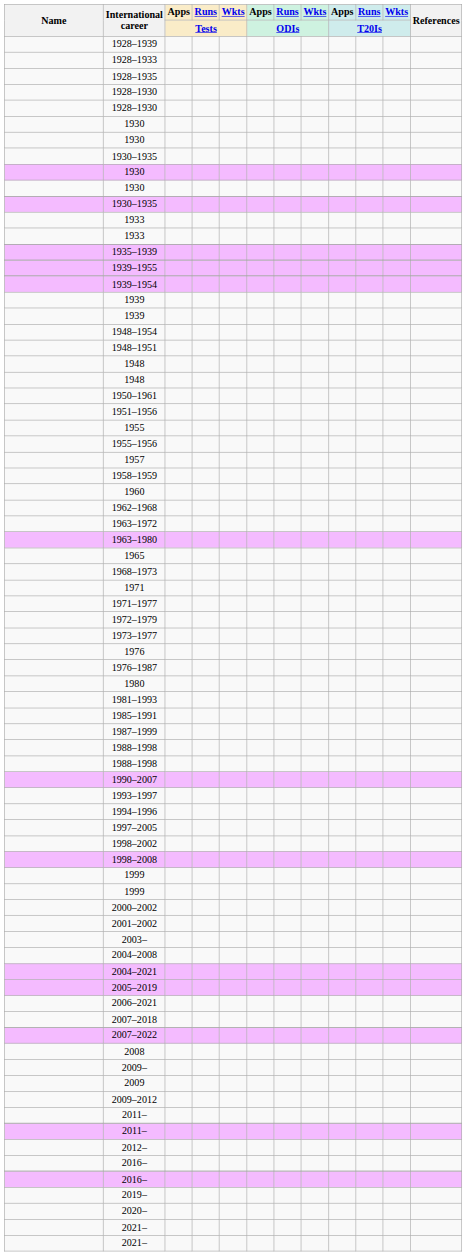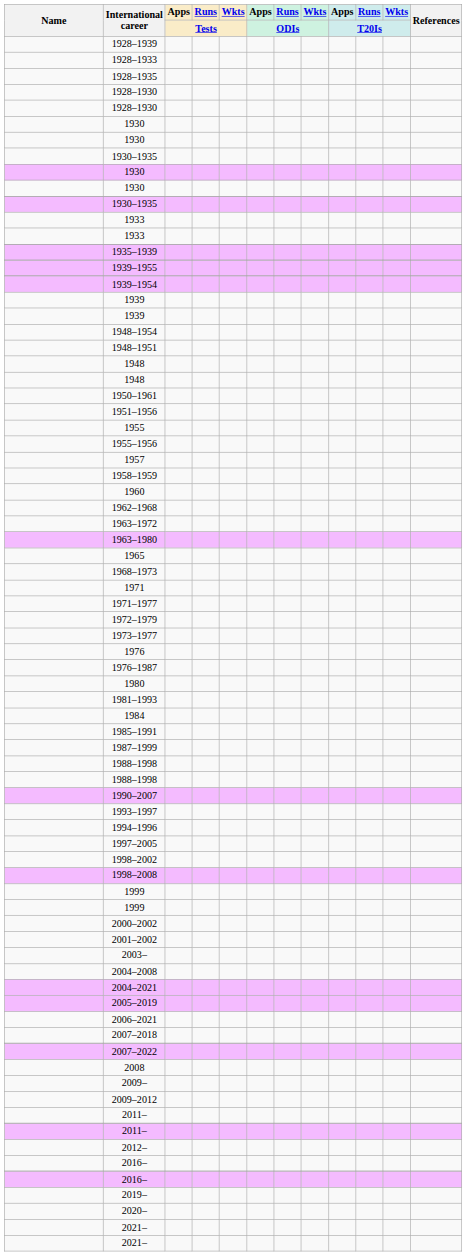+ row: (54, 716)
- row: (54, 1083)
